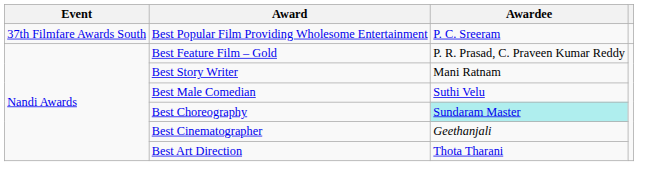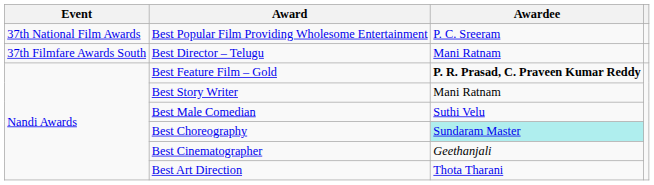(77, 33) 37th Filmfare Awards South -> (74, 33) 37th National Film Awards
+ row: (208, 53)
(529, 53) normal -> (537, 72) bold
